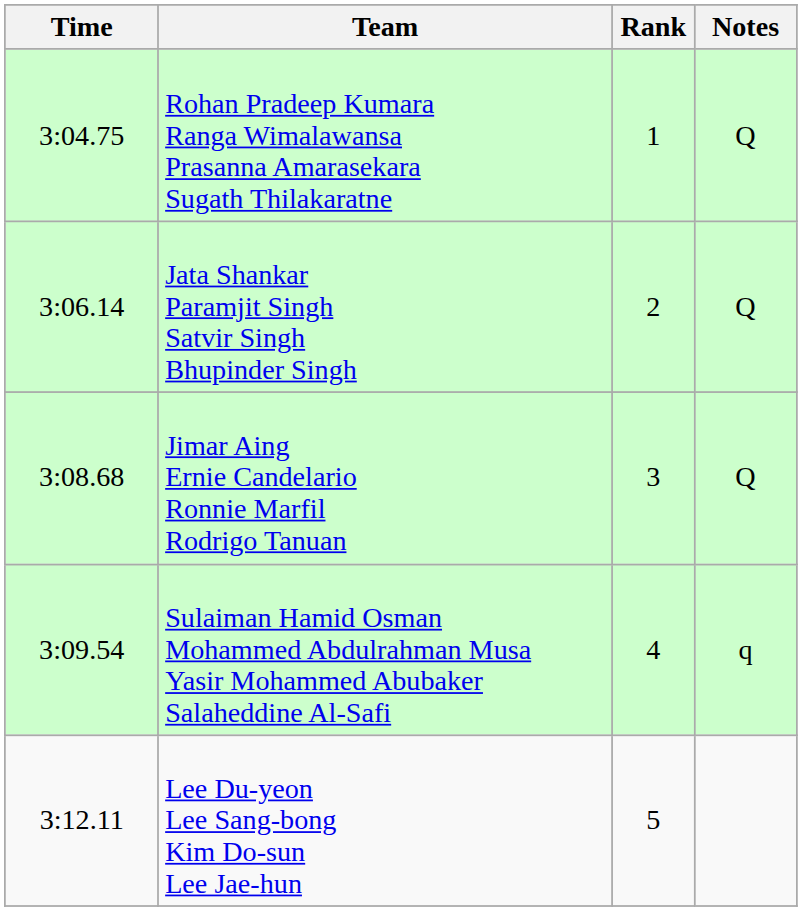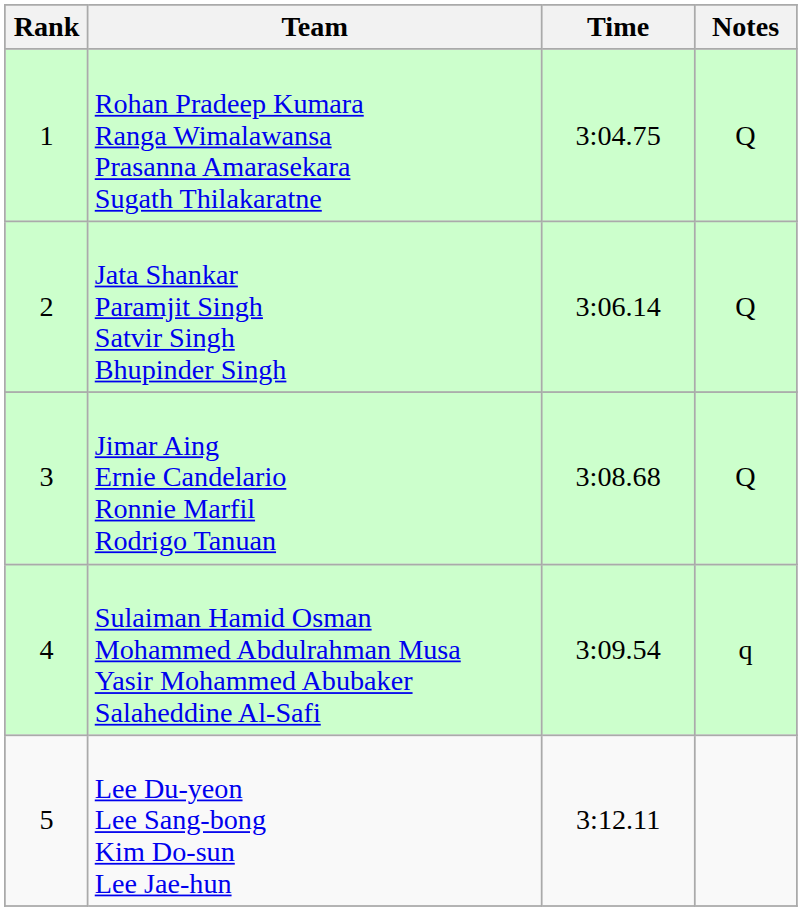columns swapped: (653, 26) <-> (82, 26)
